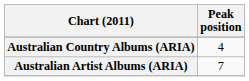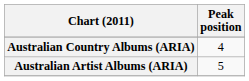(221, 66) 7 -> (221, 66) 5
